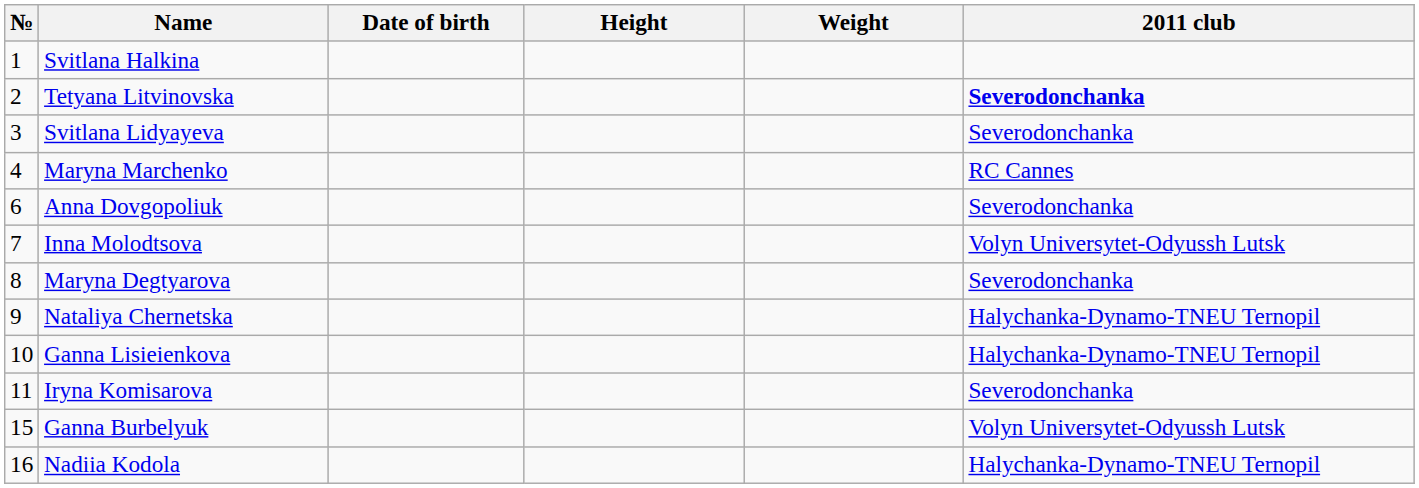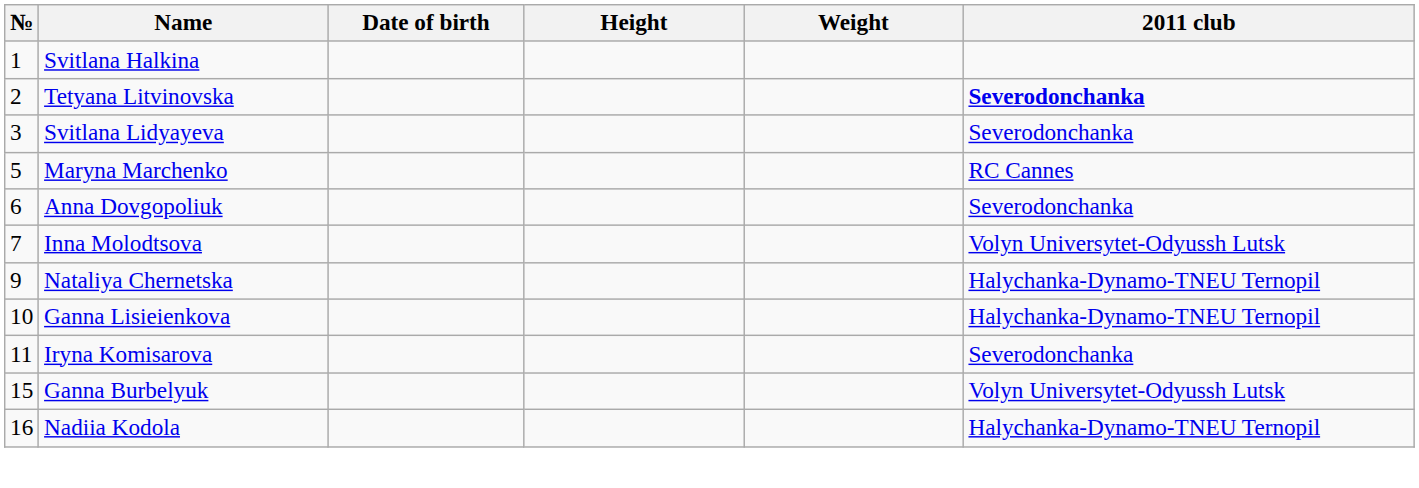(16, 170) 4 -> (16, 170) 5
- row: (137, 280)
